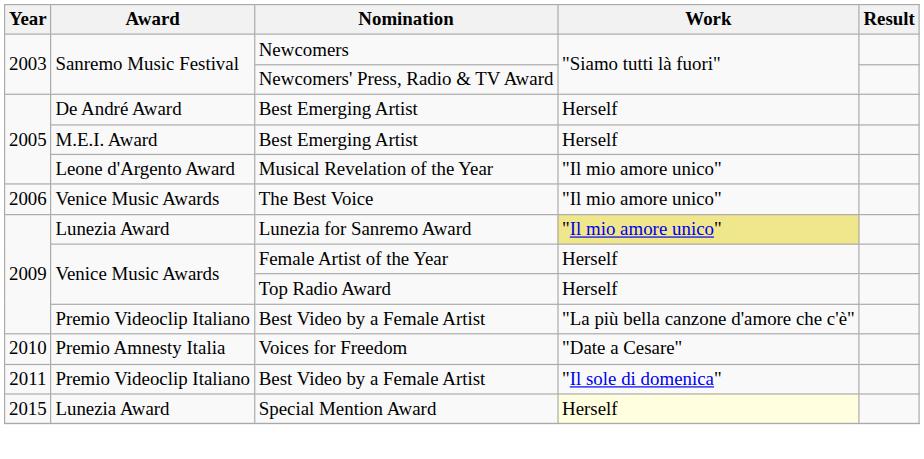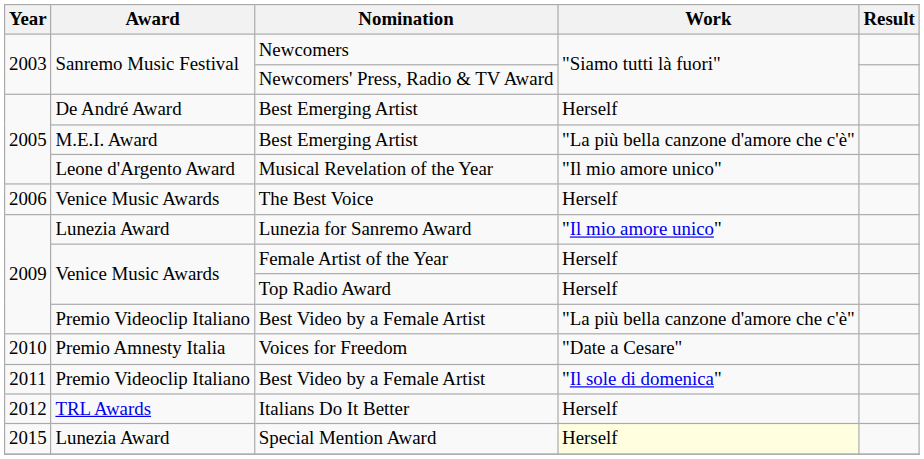(590, 139) Herself -> (708, 139) "La più bella canzone d'amore che c'è"
(642, 199) "Il mio amore unico" -> (590, 199) Herself
(642, 229) khaki background -> (642, 229) no background
+ row: (103, 408)
